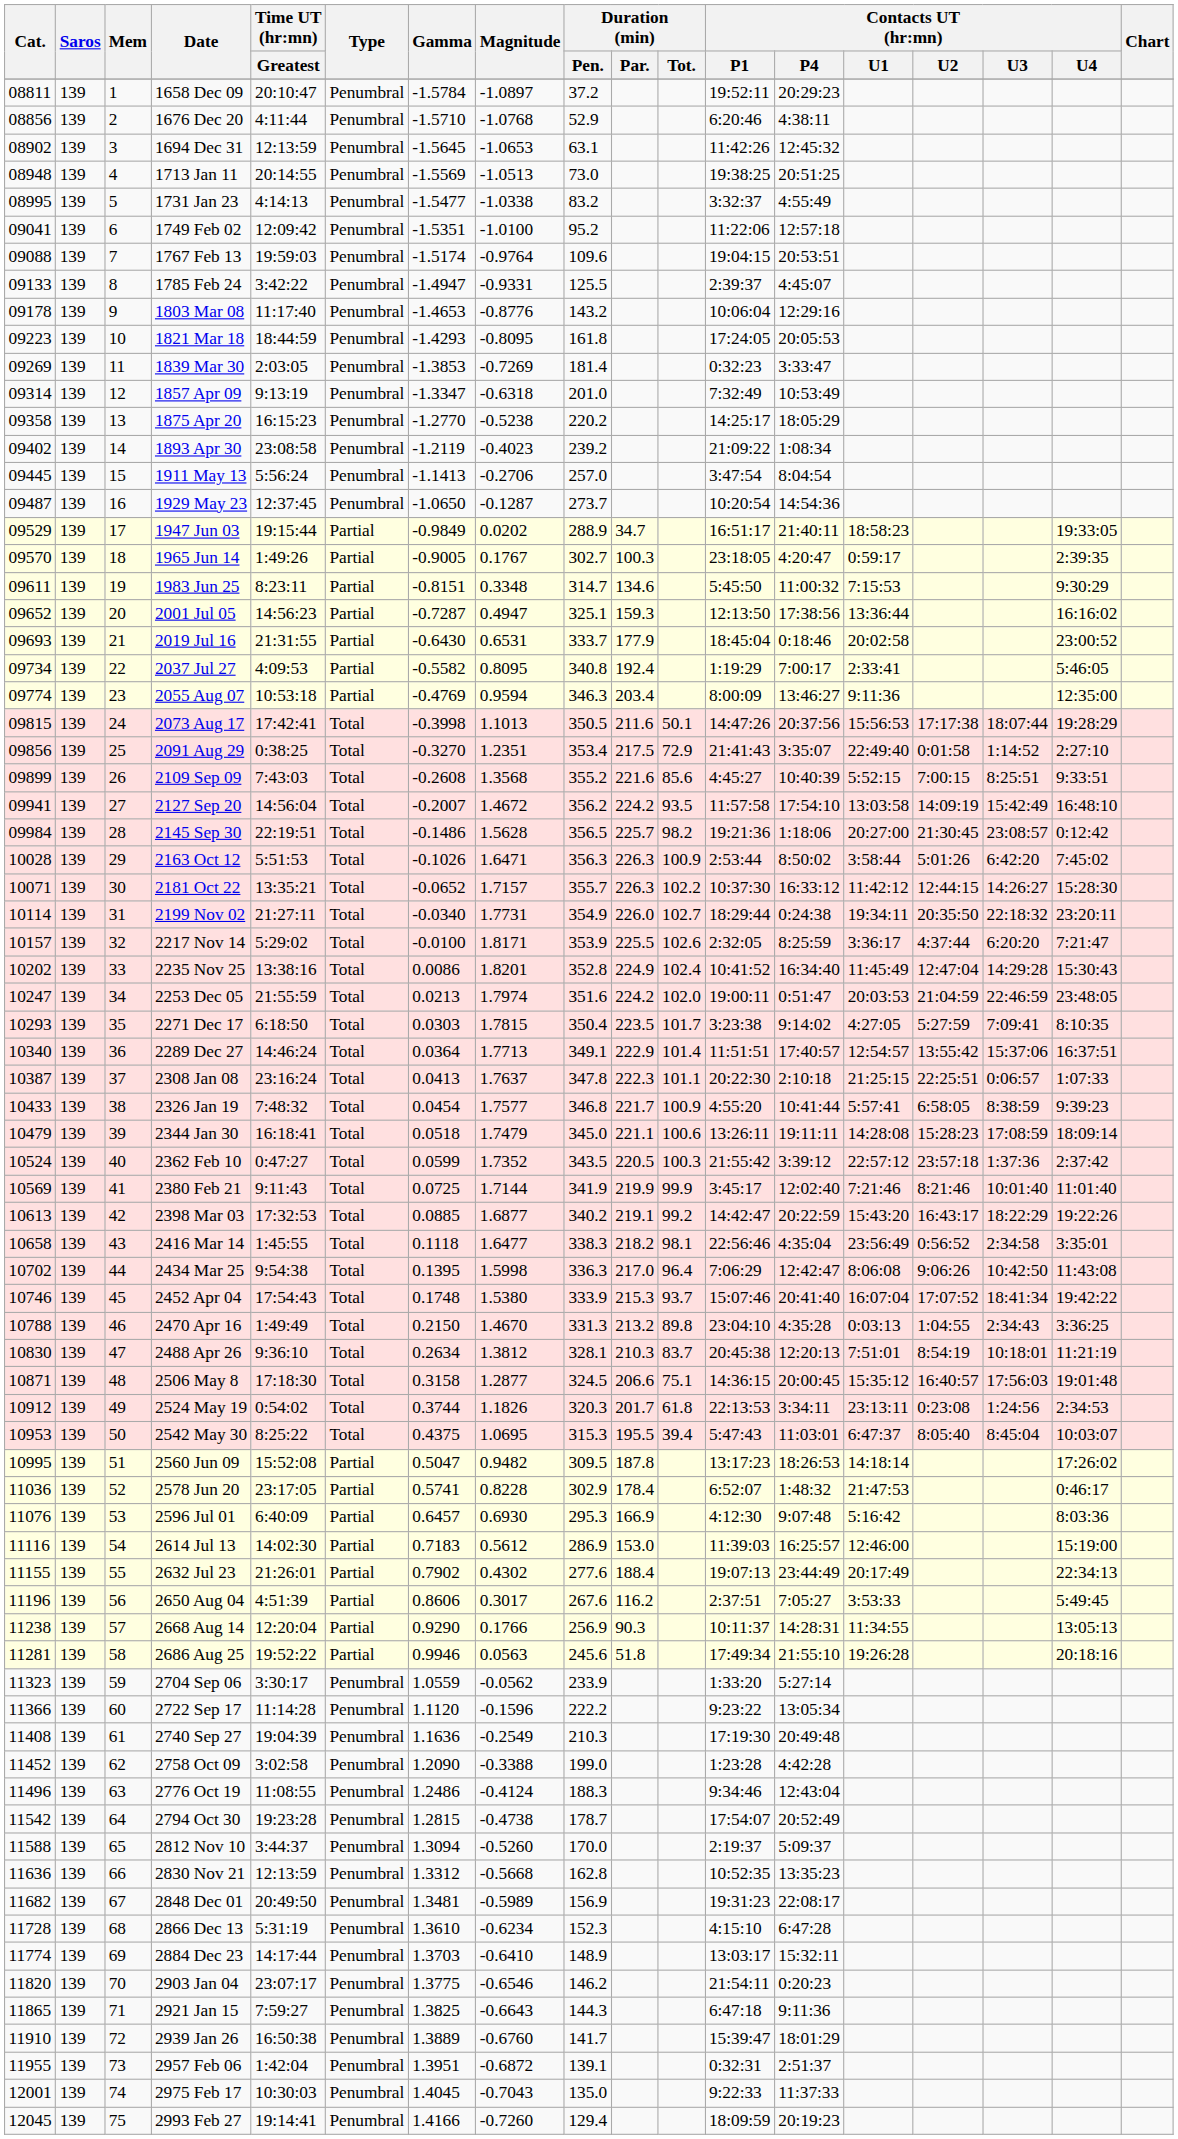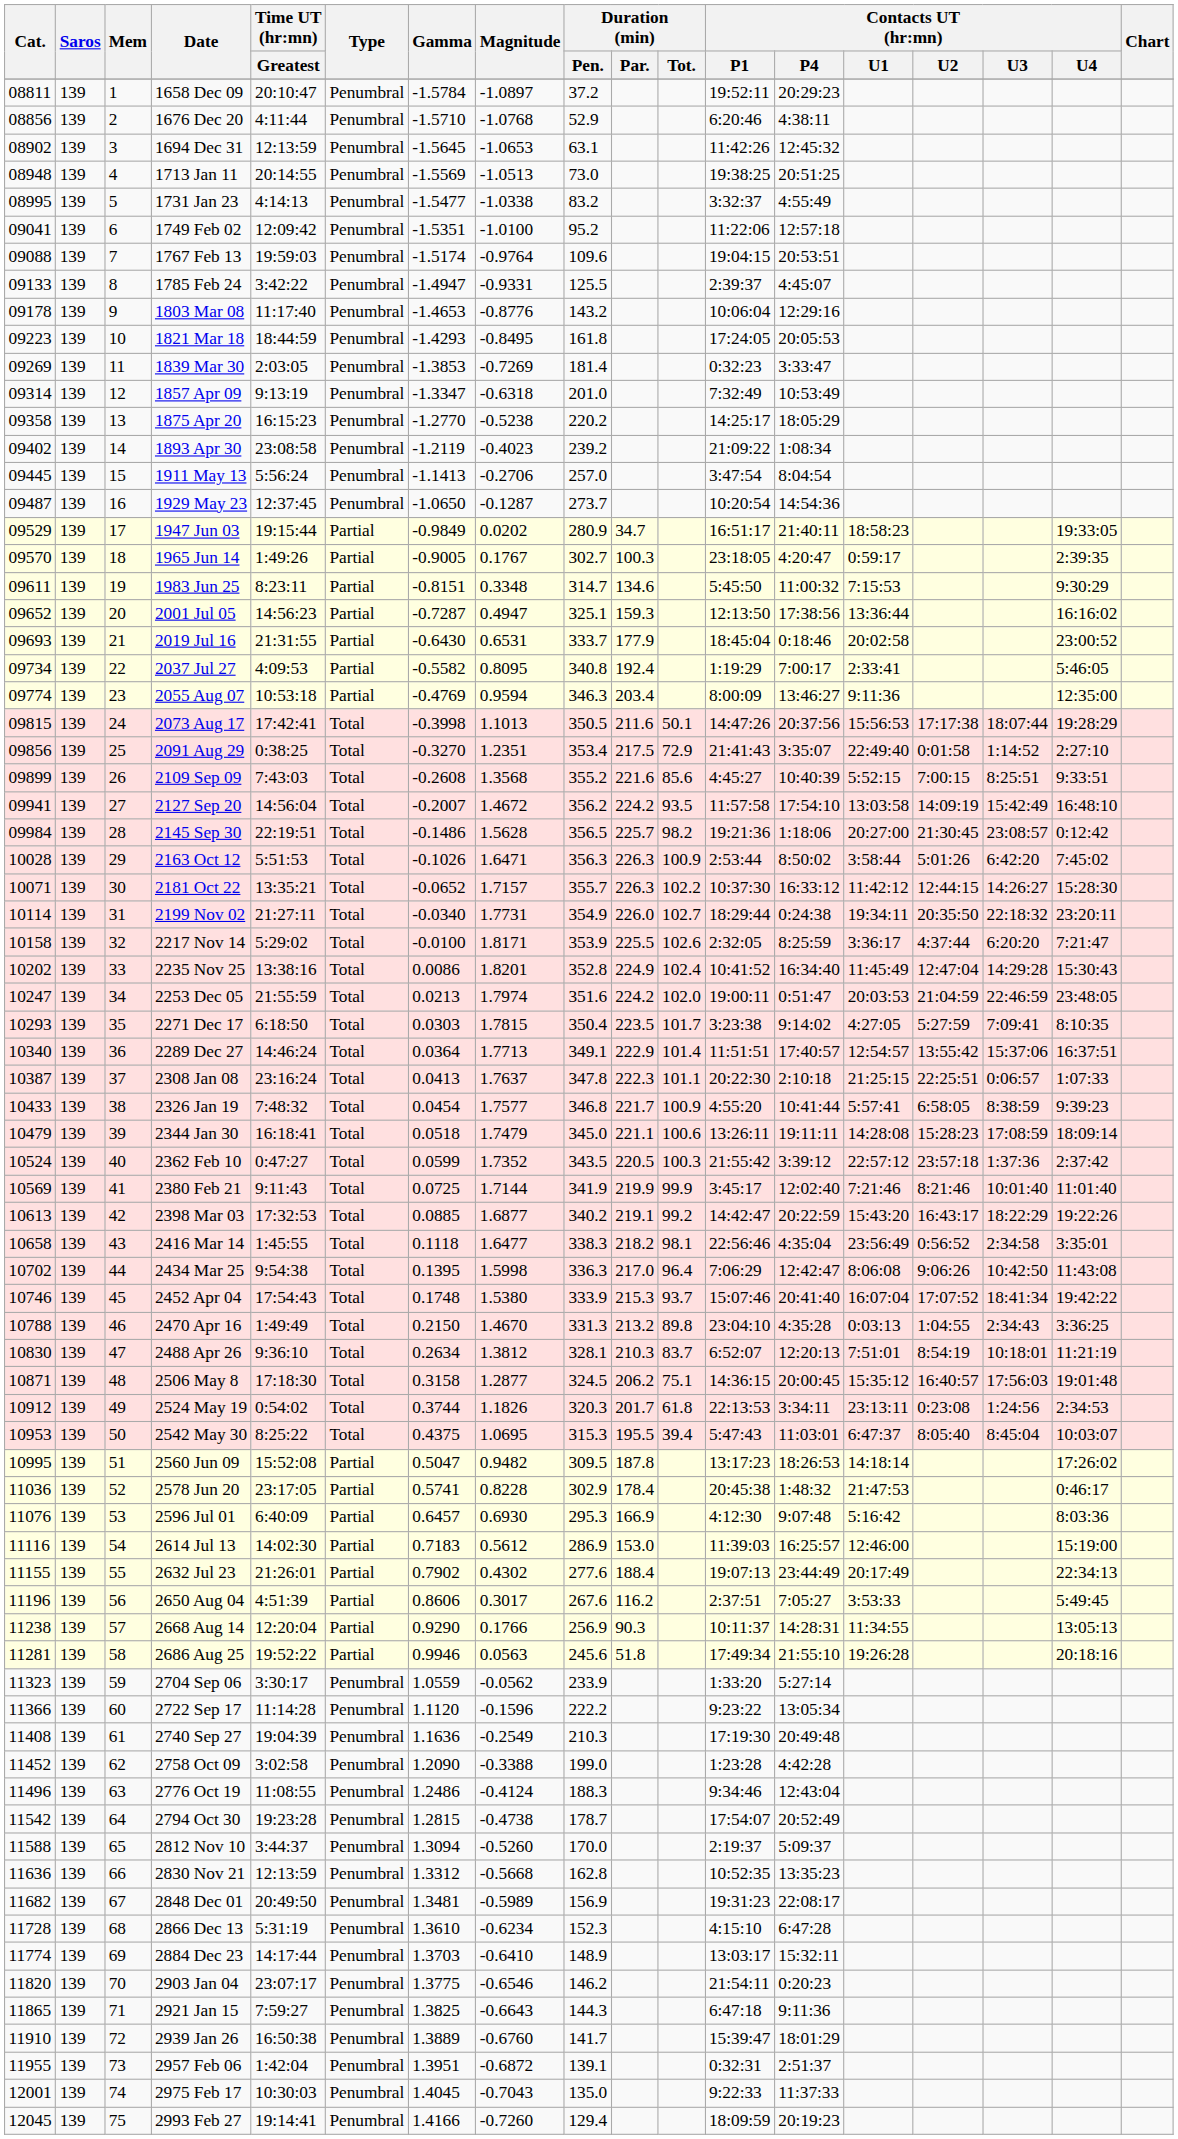(506, 339) -0.8095 -> (506, 339) -0.8495
(588, 530) 288.9 -> (588, 530) 280.9
(30, 942) 10157 -> (30, 942) 10158
(740, 1353) 20:45:38 -> (735, 1353) 6:52:07
(635, 1380) 206.6 -> (635, 1380) 206.2
(735, 1490) 6:52:07 -> (740, 1490) 20:45:38
